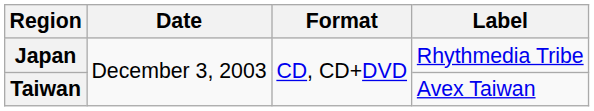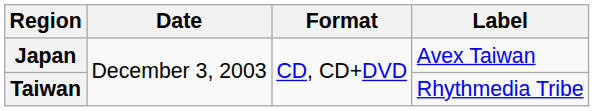(500, 55) Rhythmedia Tribe -> (476, 55) Avex Taiwan
(476, 88) Avex Taiwan -> (500, 88) Rhythmedia Tribe
